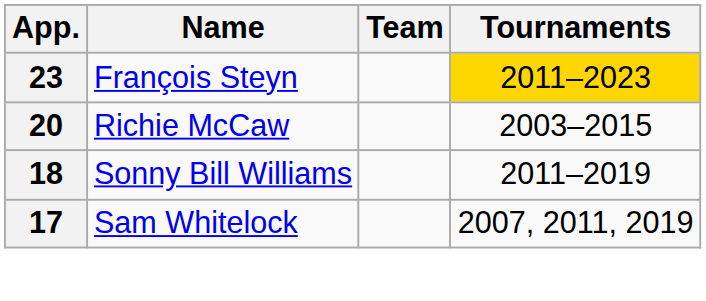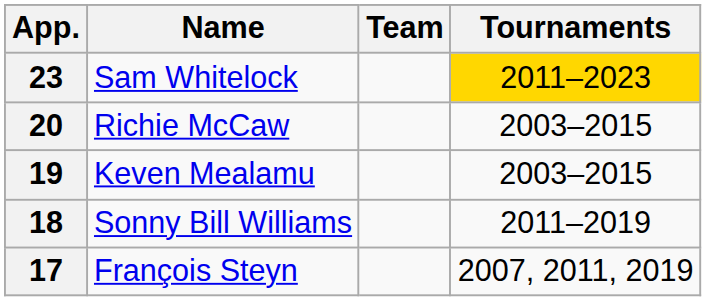(196, 77) François Steyn -> (196, 77) Sam Whitelock
+ row: (46, 174)
(196, 222) Sam Whitelock -> (196, 271) François Steyn
